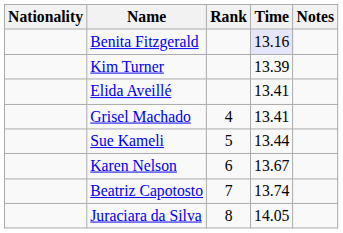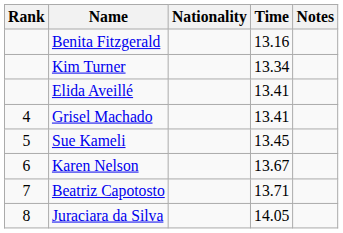columns swapped: (229, 16) <-> (46, 16)
(272, 41) lavender background -> (272, 41) no background
(272, 66) 13.39 -> (272, 66) 13.34
(272, 141) 13.44 -> (272, 141) 13.45
(272, 191) 13.74 -> (272, 191) 13.71
